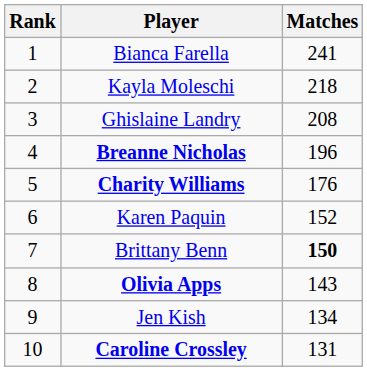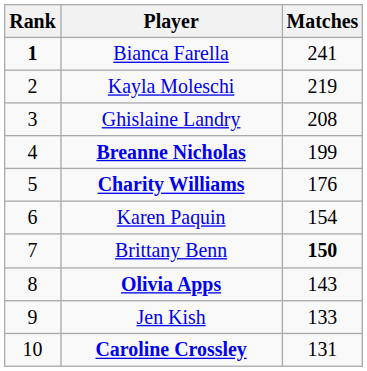(33, 53) normal -> (33, 53) bold
(322, 86) 218 -> (322, 86) 219
(322, 152) 196 -> (322, 152) 199
(322, 218) 152 -> (322, 218) 154
(322, 316) 134 -> (322, 316) 133
